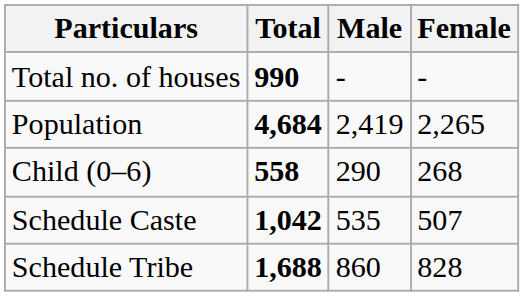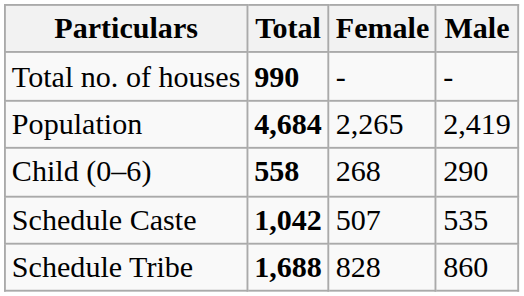columns swapped: (370, 28) <-> (464, 28)
